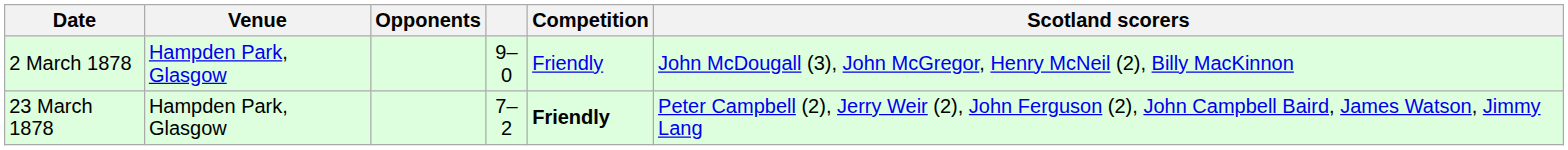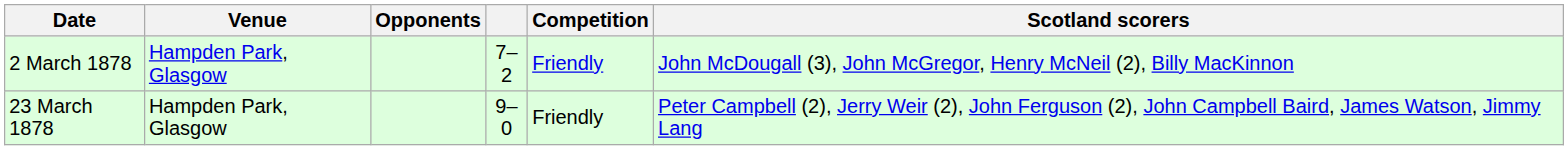(506, 63) 9–0 -> (506, 63) 7–2
(506, 117) 7–2 -> (506, 117) 9–0
(571, 117) bold -> (568, 117) normal
